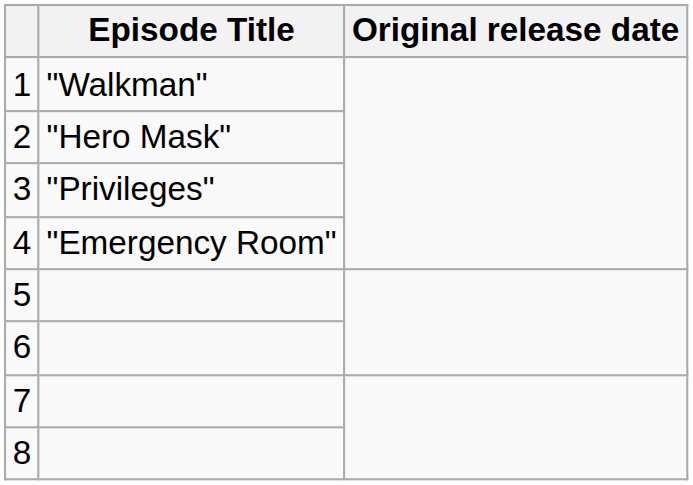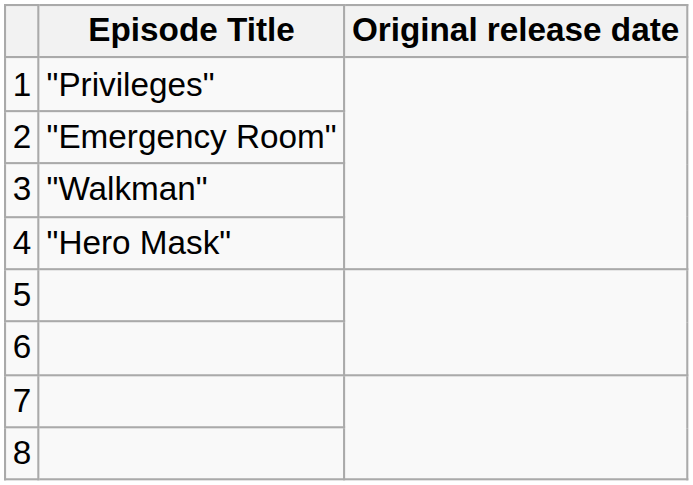(127, 83) "Walkman" -> (131, 83) "Privileges"
(139, 136) "Hero Mask" -> (192, 136) "Emergency Room"
(131, 189) "Privileges" -> (127, 189) "Walkman"
(192, 242) "Emergency Room" -> (139, 242) "Hero Mask"
